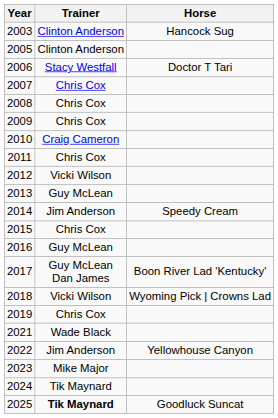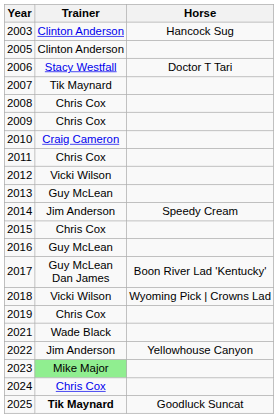(81, 85) Chris Cox -> (81, 85) Tik Maynard
(81, 368) no background -> (81, 368) lightgreen background
(81, 386) Tik Maynard -> (81, 386) Chris Cox
